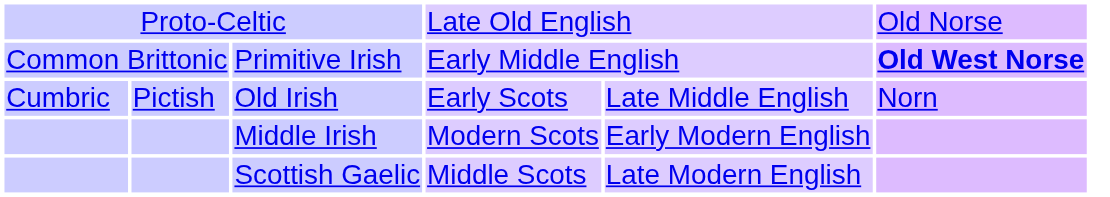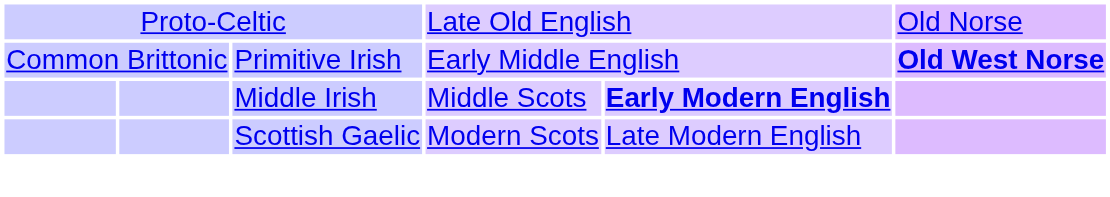- row: (286, 98)
(513, 136) Modern Scots -> (507, 98) Middle Scots
(738, 136) normal -> (748, 98) bold
(507, 174) Middle Scots -> (513, 136) Modern Scots
